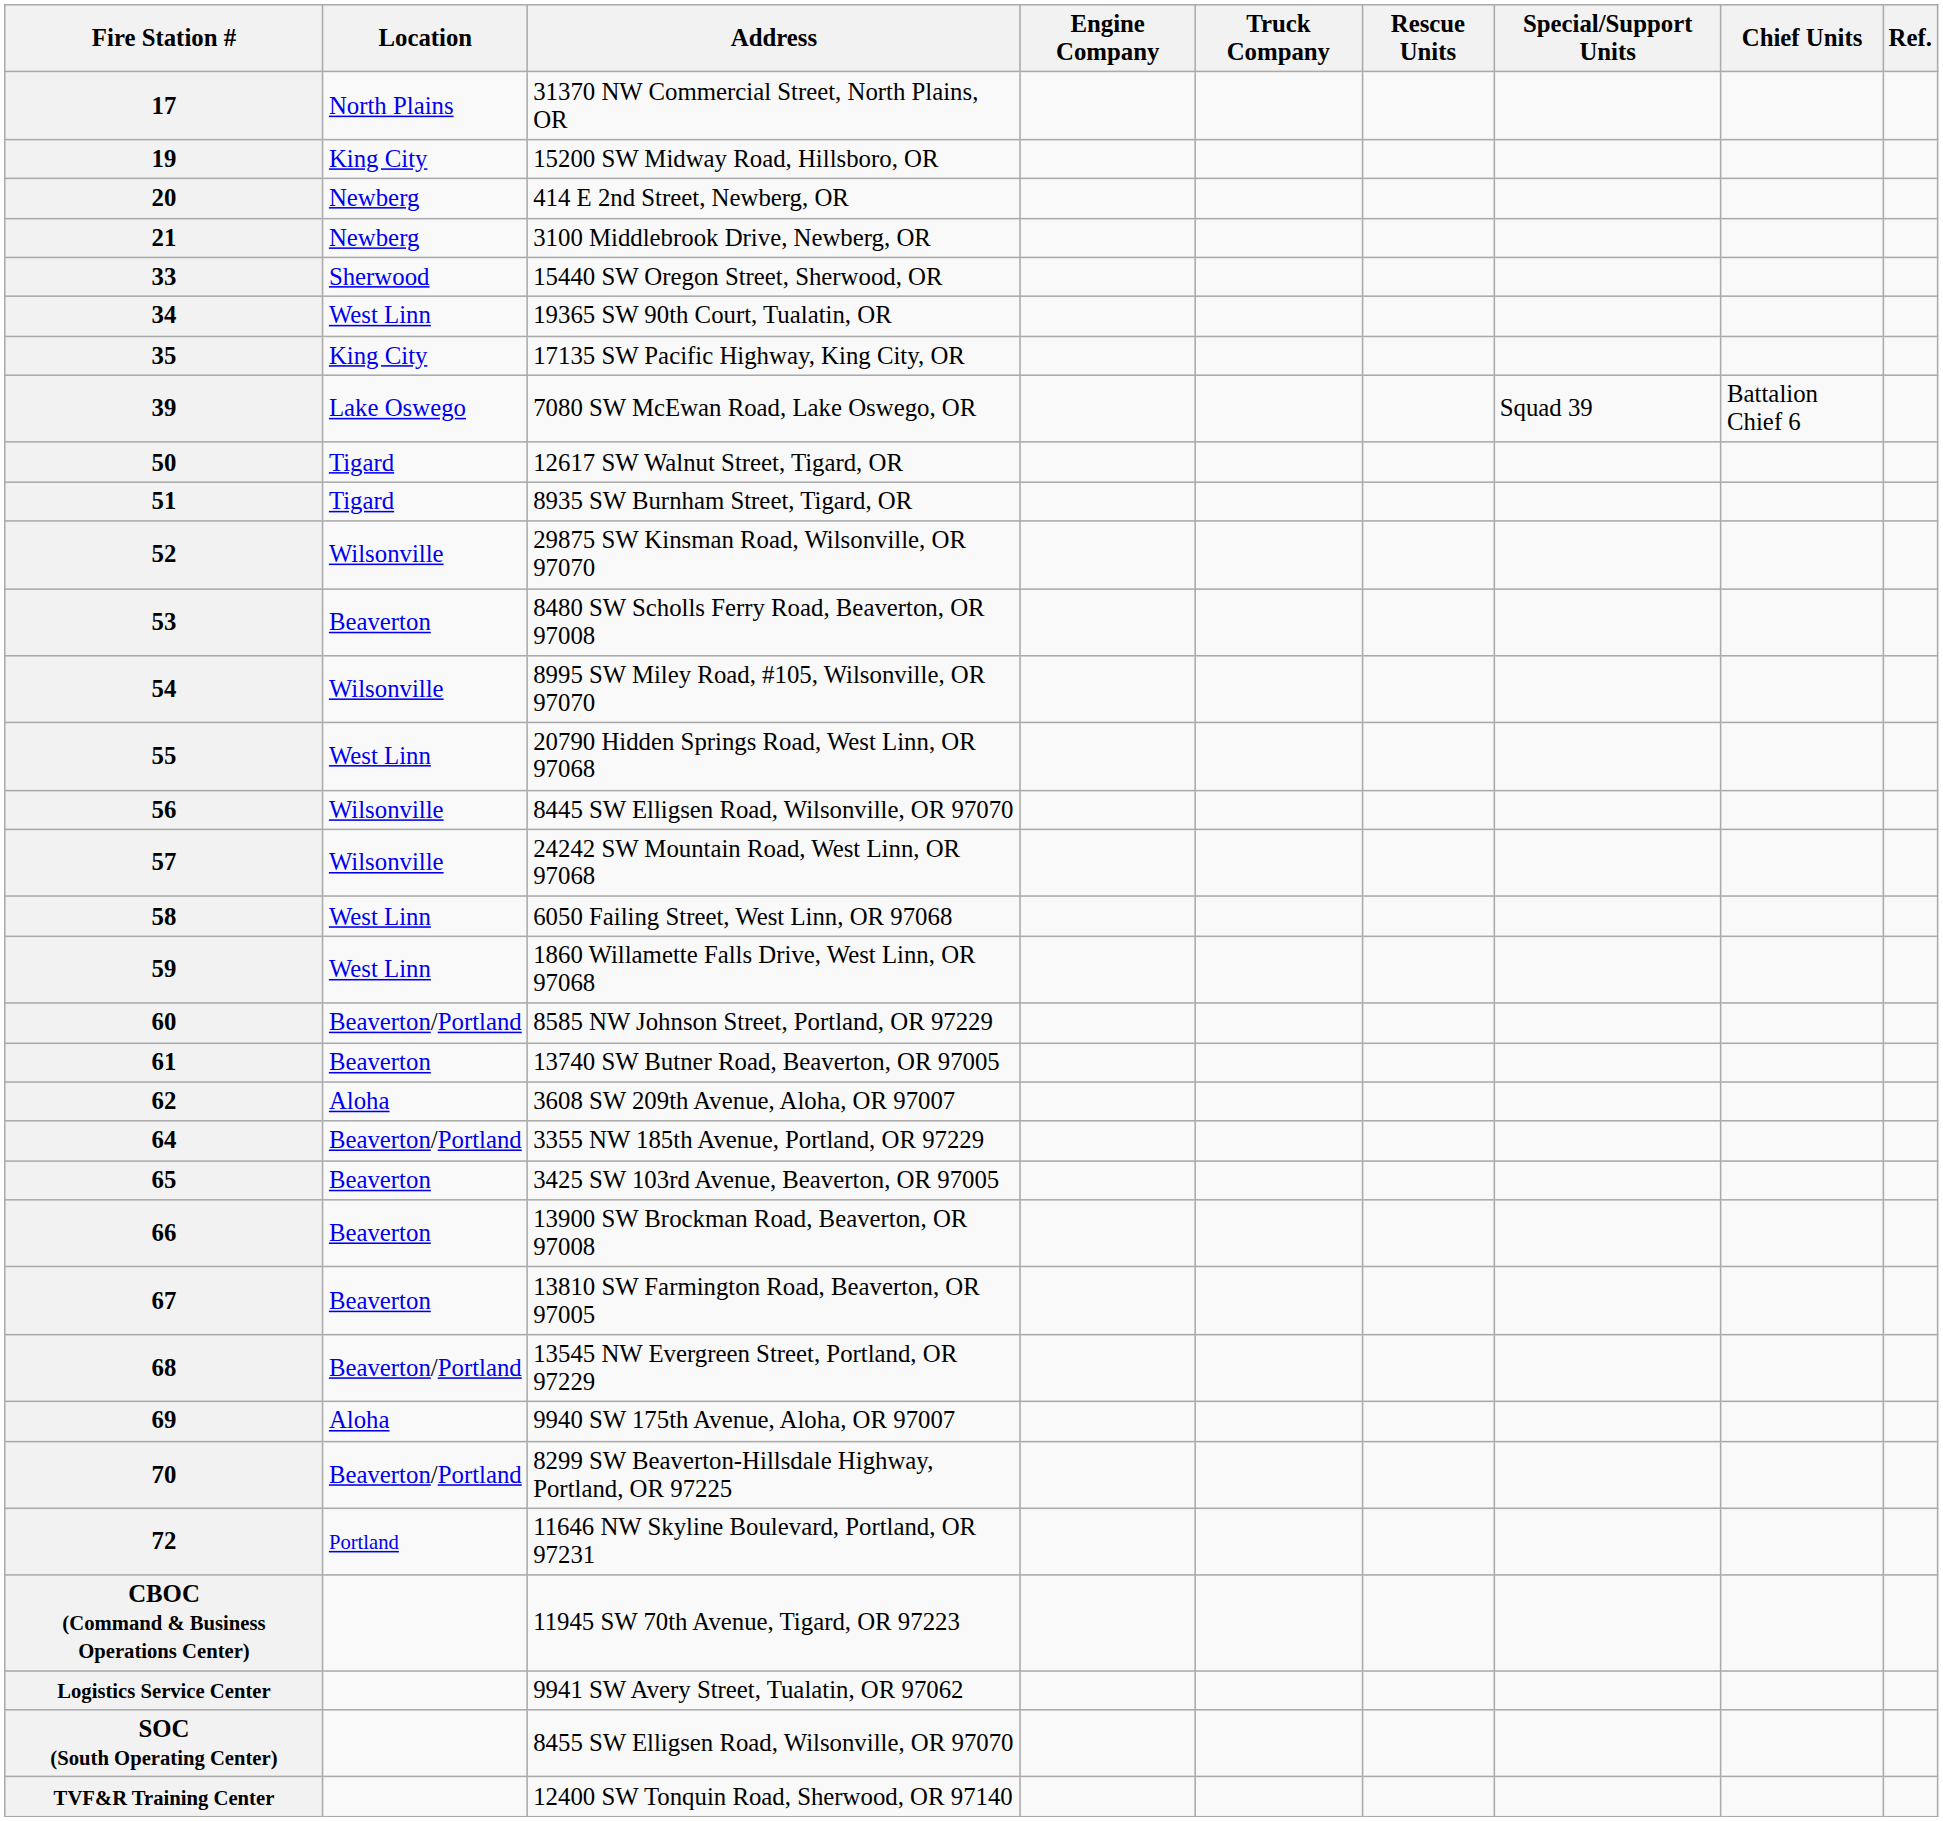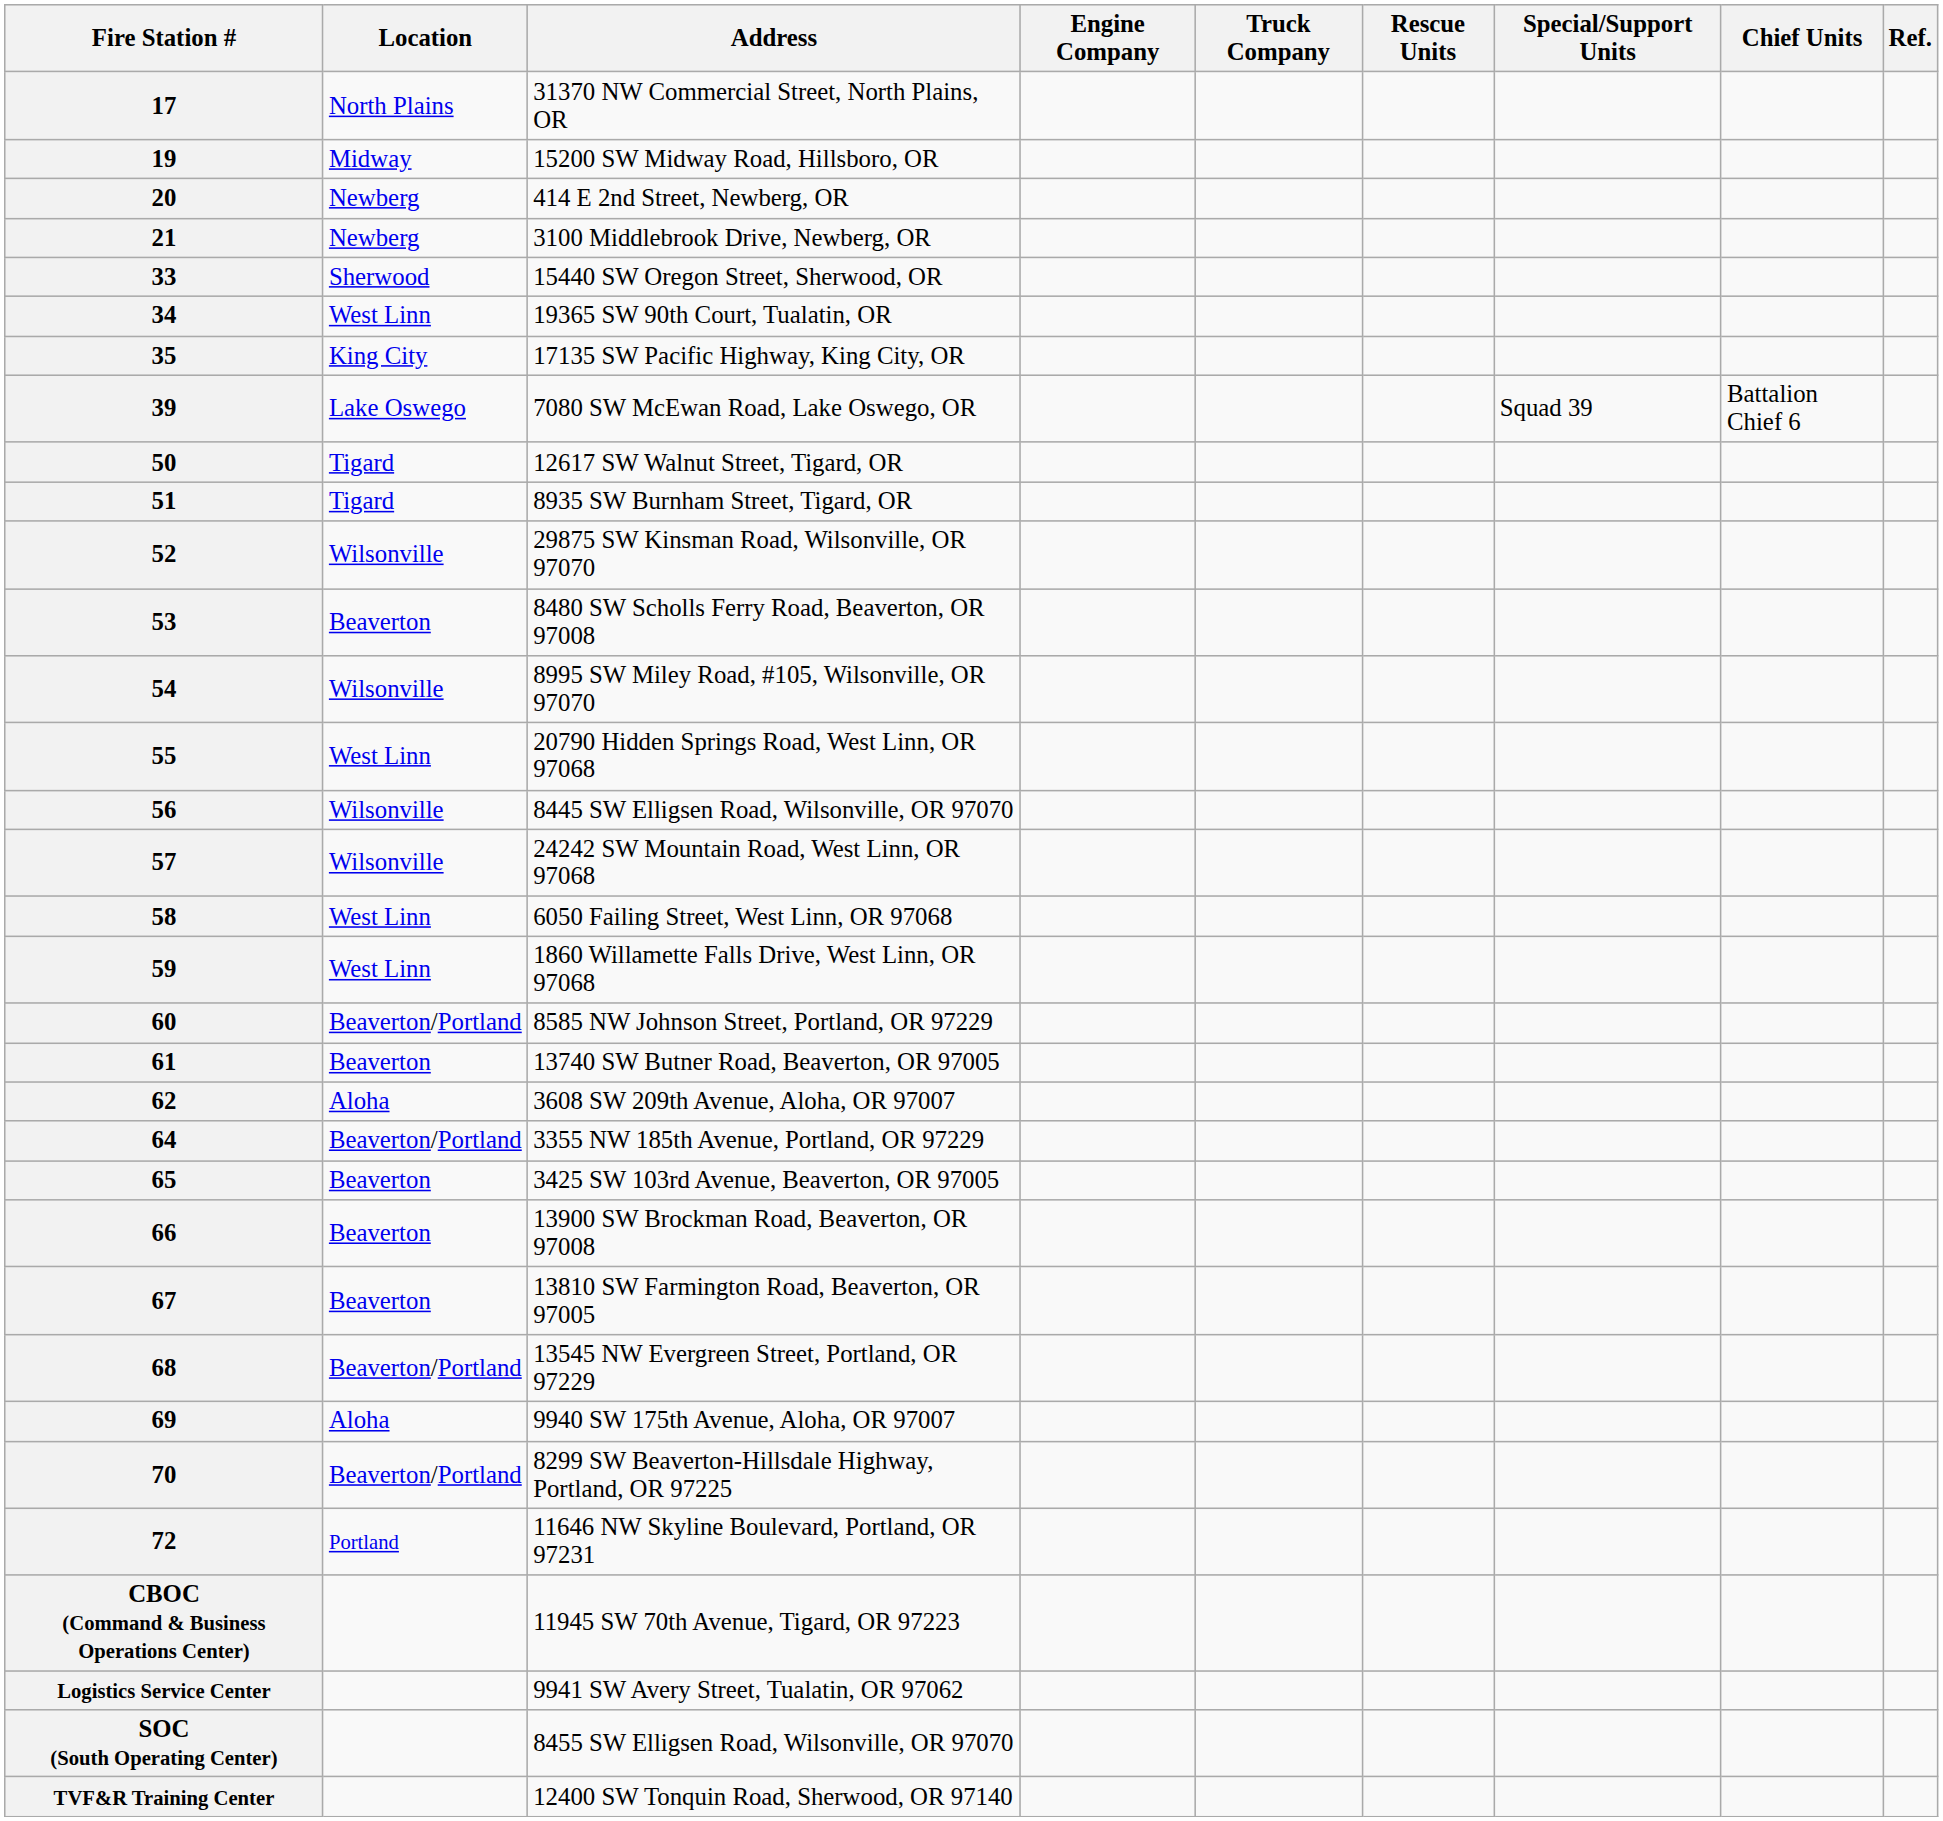(378, 158) King City -> (370, 158) Midway
